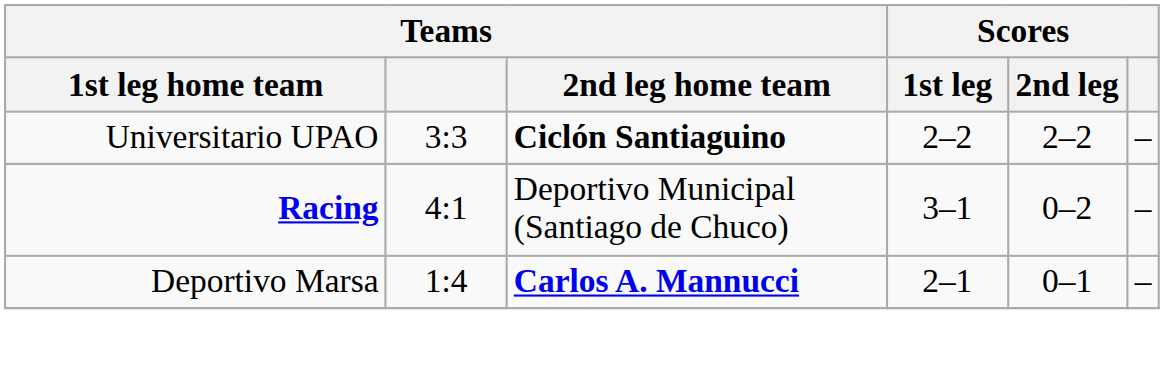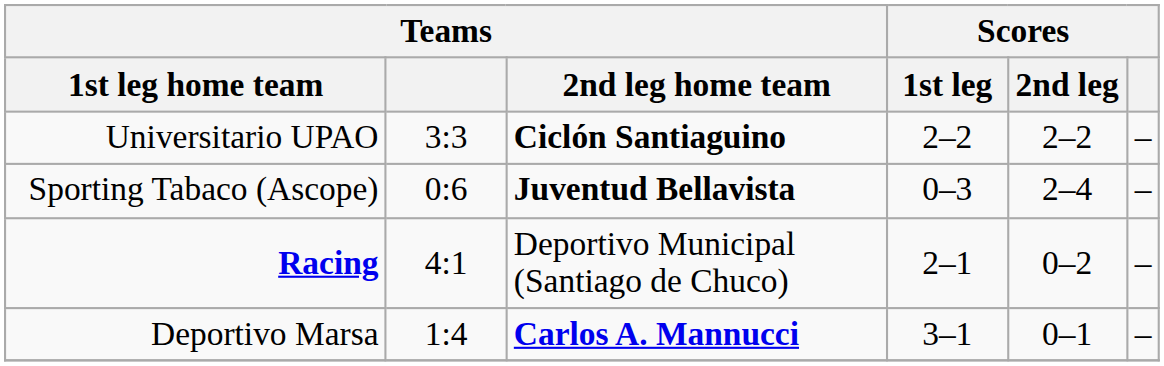+ row: (204, 190)
(947, 208) 3–1 -> (947, 261) 2–1
(947, 280) 2–1 -> (947, 333) 3–1
